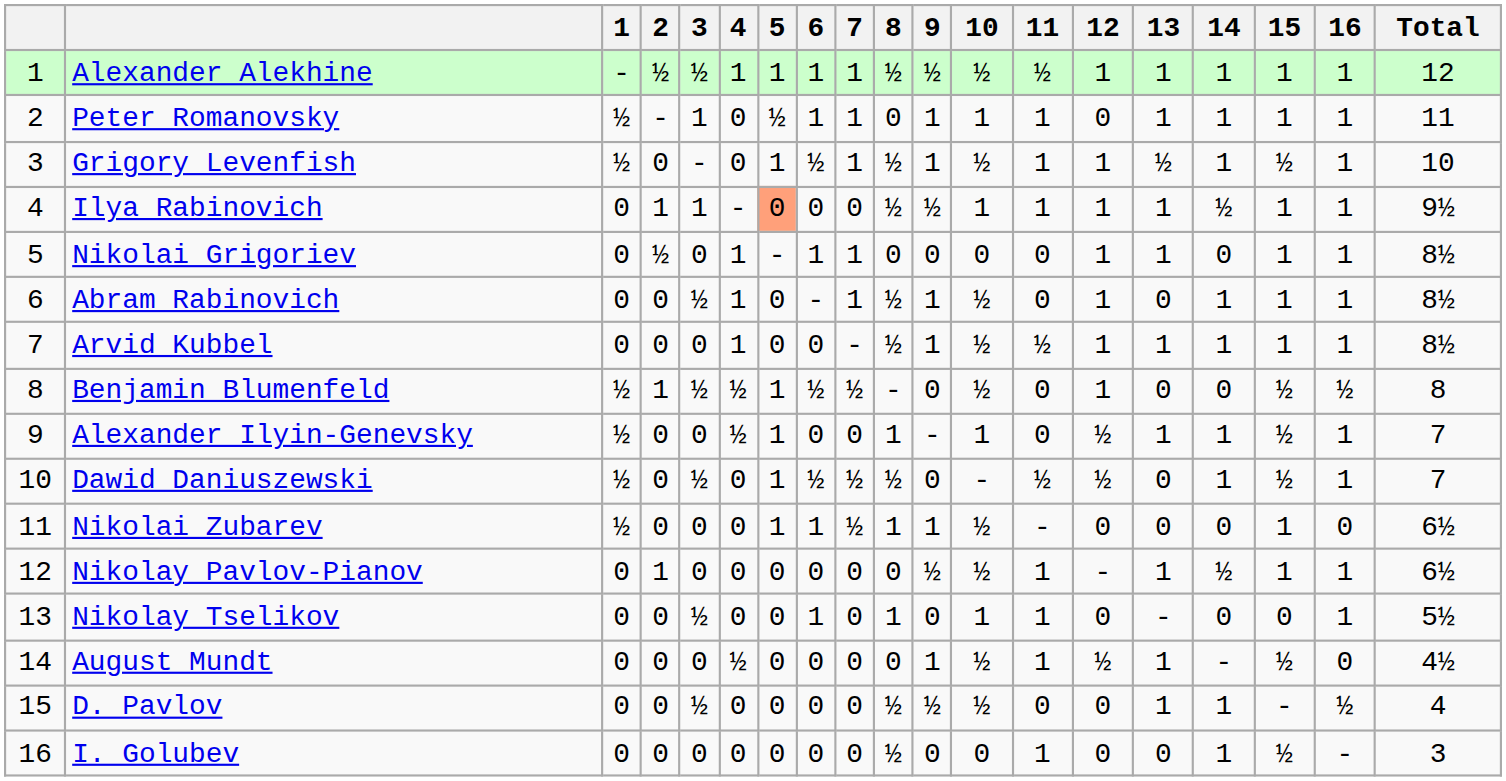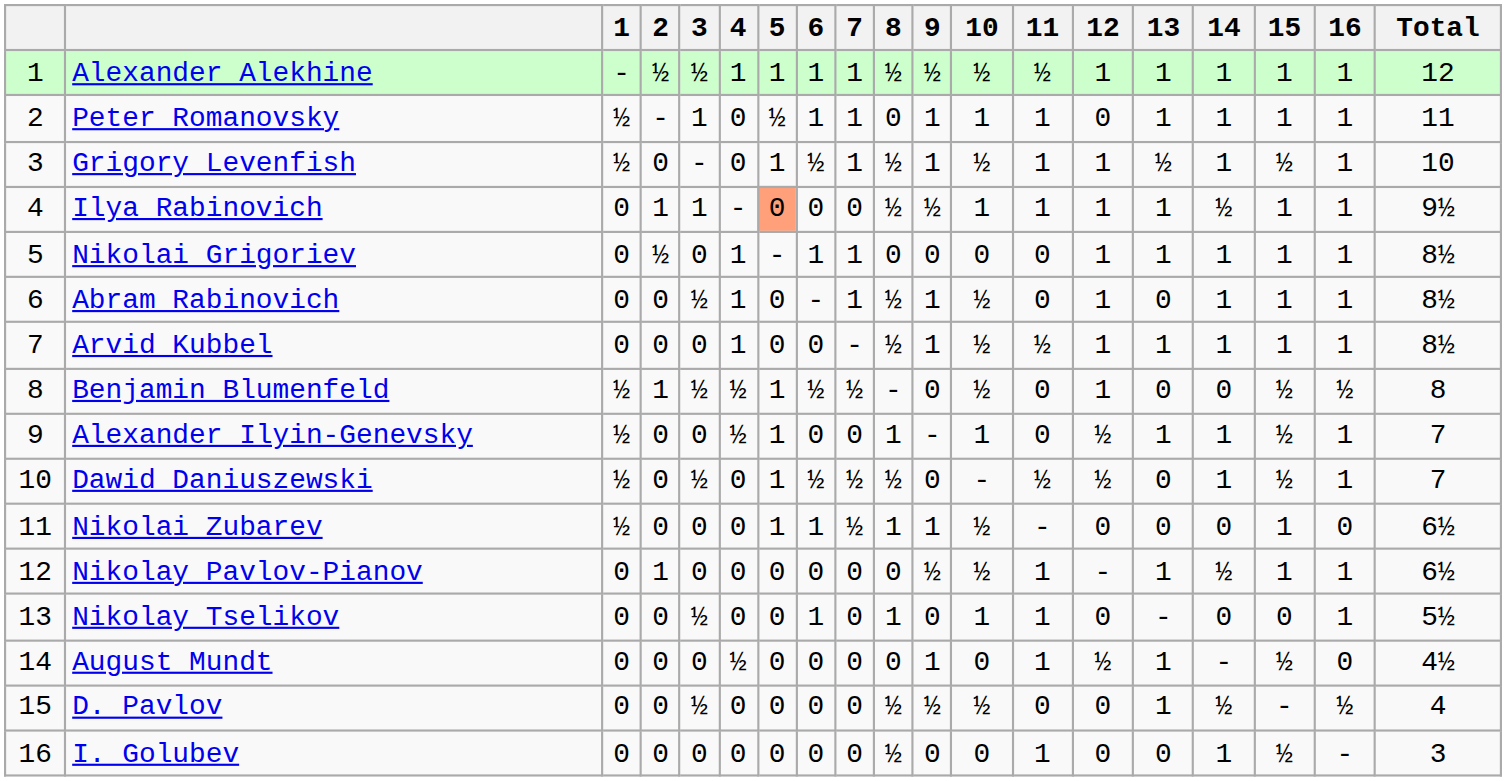(1224, 254) 0 -> (1224, 254) 1
(982, 663) ½ -> (982, 663) 0
(1224, 708) 1 -> (1224, 708) ½
